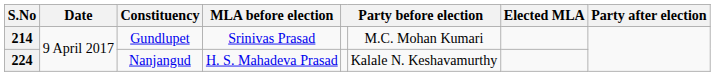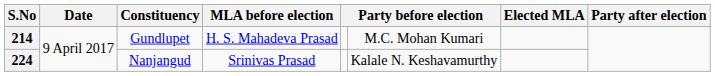(272, 37) Srinivas Prasad -> (272, 37) H. S. Mahadeva Prasad
(272, 60) H. S. Mahadeva Prasad -> (272, 60) Srinivas Prasad
